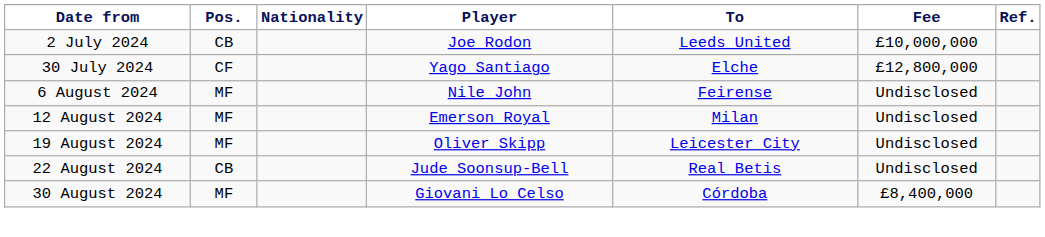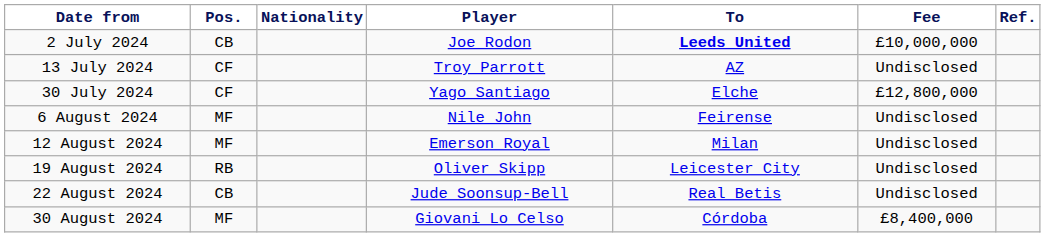(735, 42) normal -> (735, 42) bold
+ row: (98, 68)
(224, 143) MF -> (224, 168) RB
